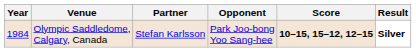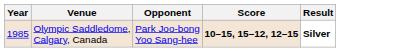- column: (170, 13)
(18, 34) 1984 -> (18, 34) 1985
